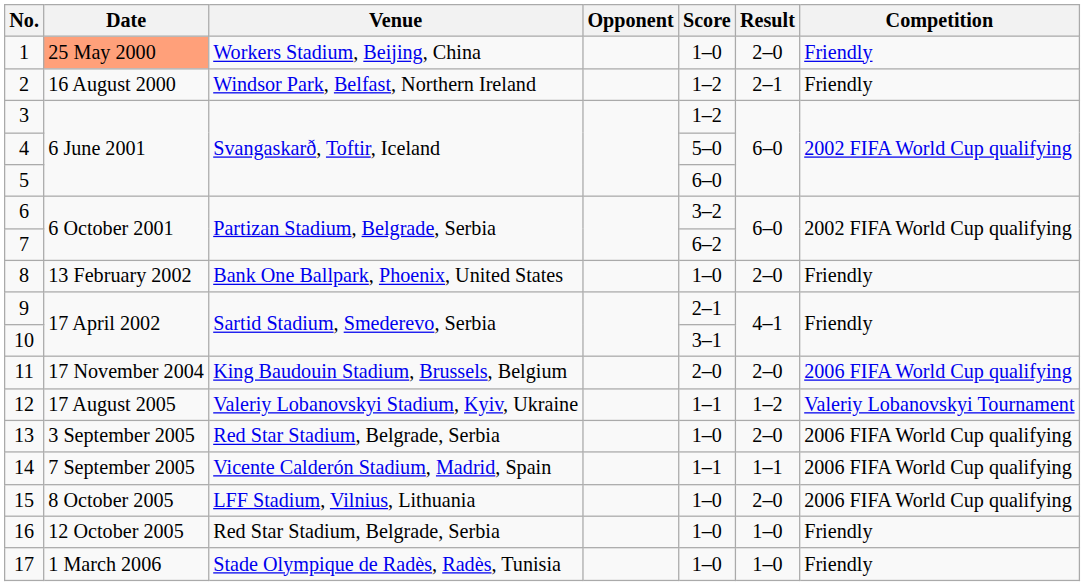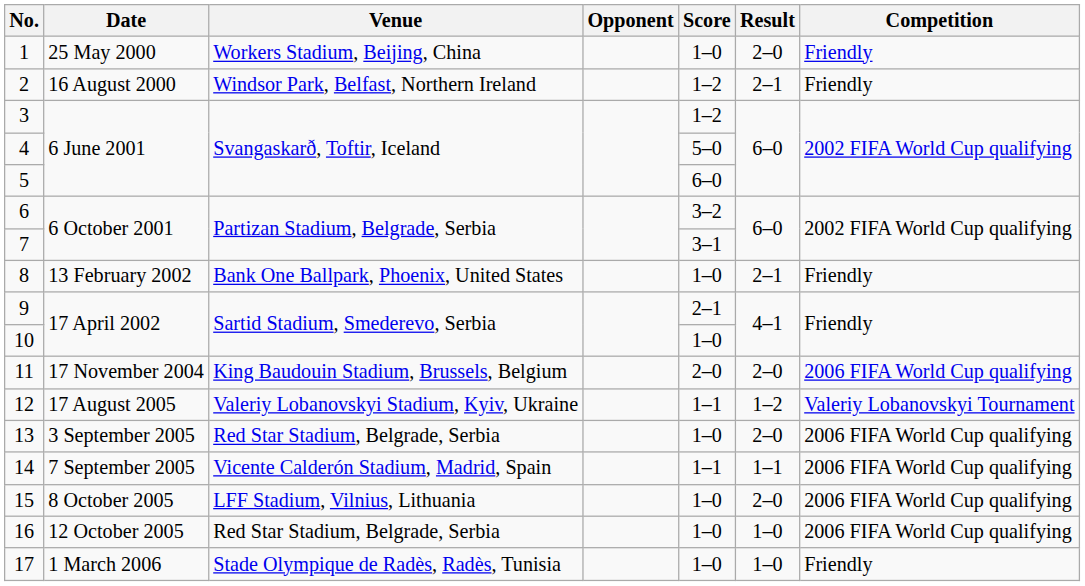(102, 52) lightsalmon background -> (102, 52) no background
(707, 244) 6–2 -> (707, 244) 3–1
(767, 276) 2–0 -> (767, 276) 2–1
(707, 340) 3–1 -> (707, 340) 1–0
(838, 532) Friendly -> (938, 532) 2006 FIFA World Cup qualifying
